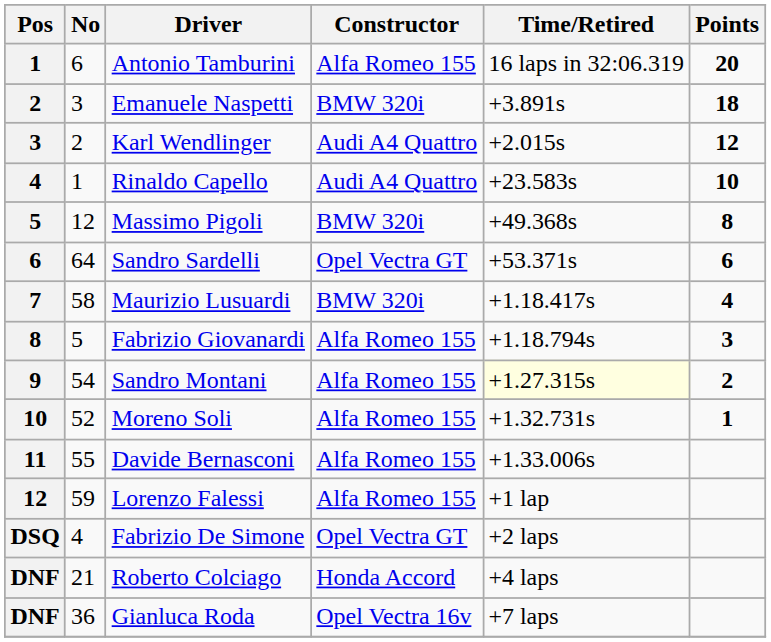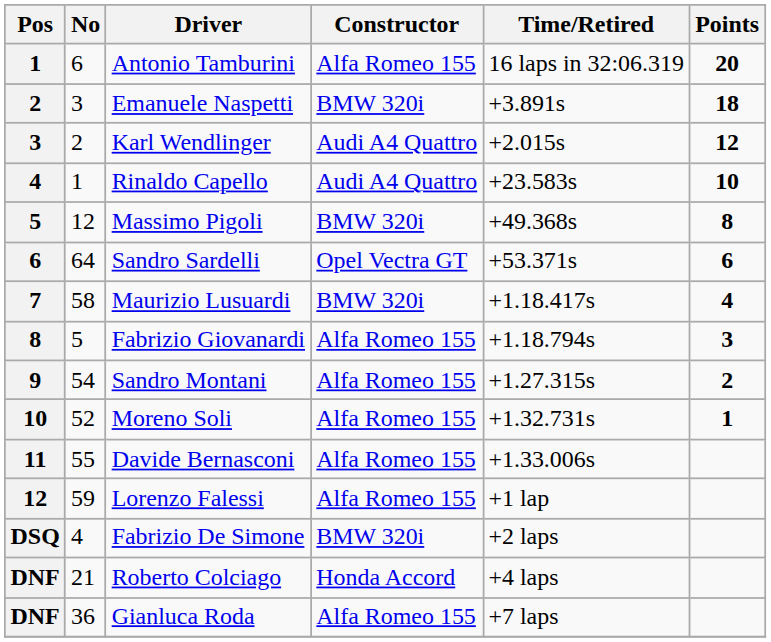(542, 379) lightyellow background -> (542, 379) no background
(392, 537) Opel Vectra GT -> (370, 537) BMW 320i
(394, 616) Opel Vectra 16v -> (396, 616) Alfa Romeo 155
